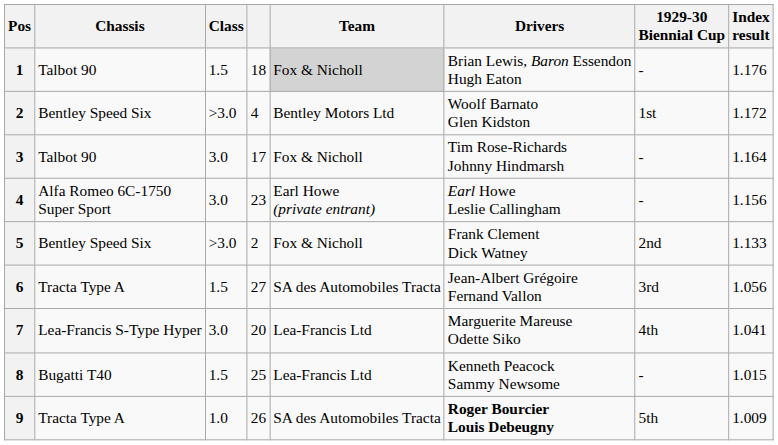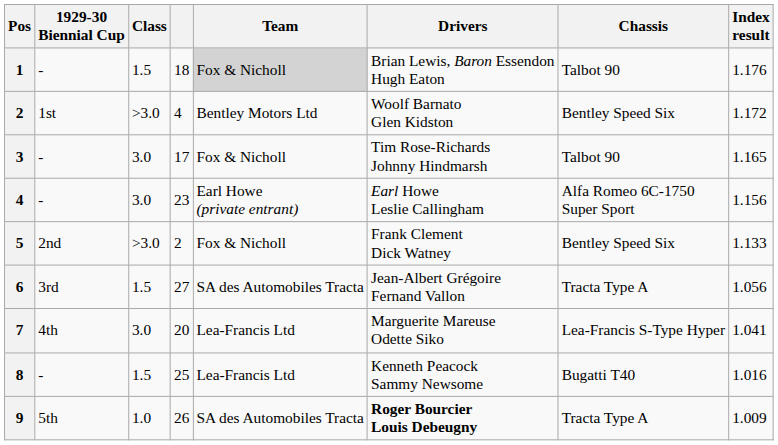columns swapped: (682, 26) <-> (120, 26)
(749, 156) 1.164 -> (749, 156) 1.165
(749, 374) 1.015 -> (749, 374) 1.016
